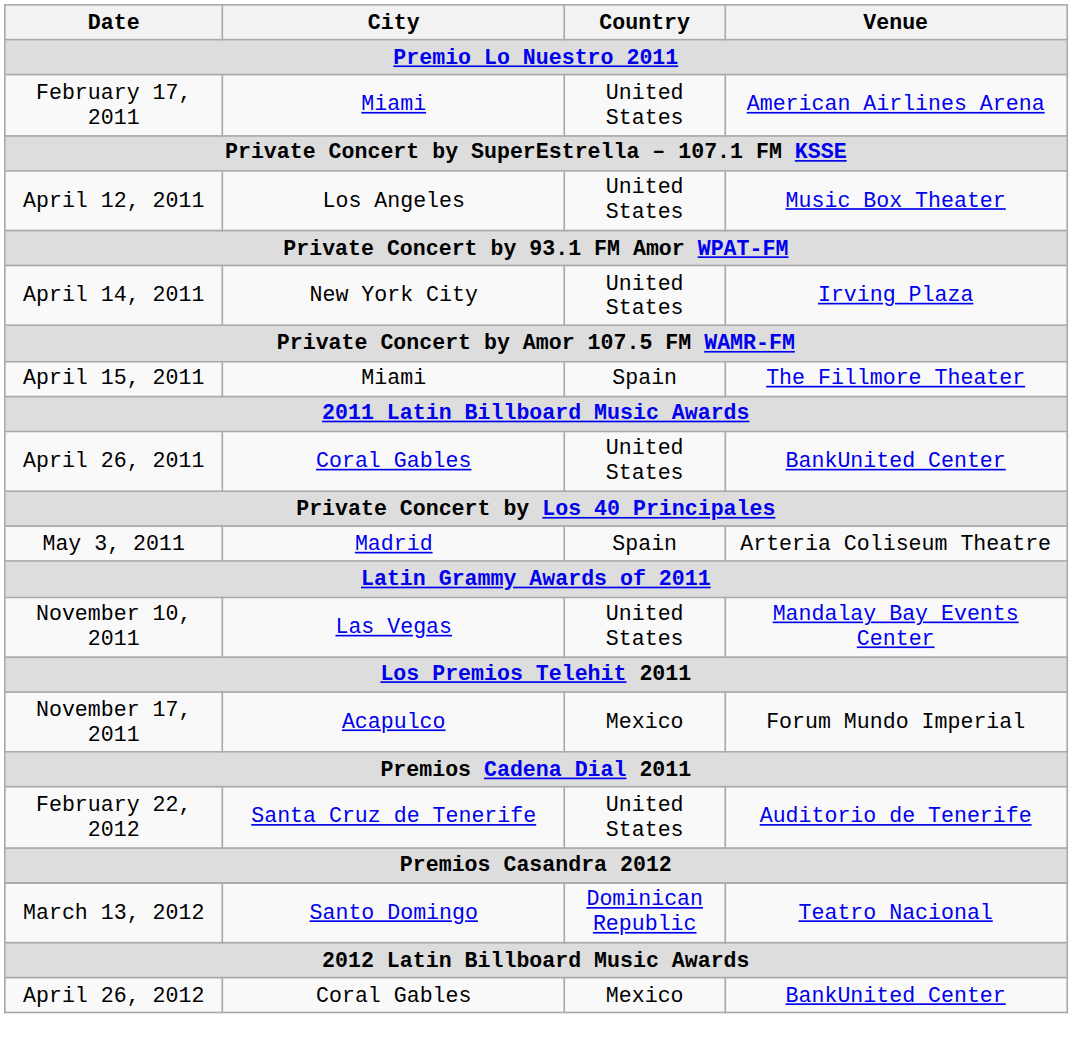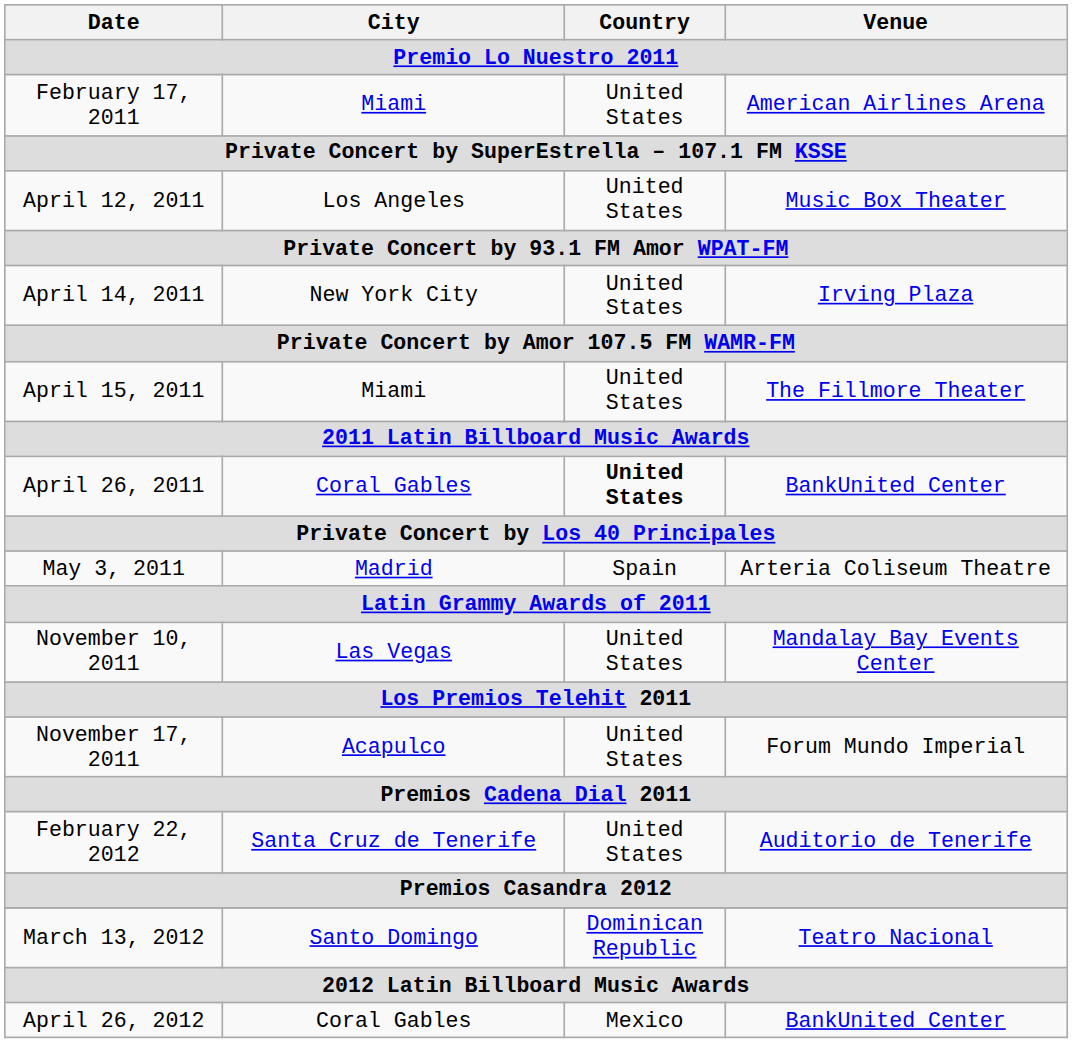(645, 378) Spain -> (645, 391) United States
(645, 461) normal -> (645, 486) bold
(645, 722) Mexico -> (645, 747) United States
